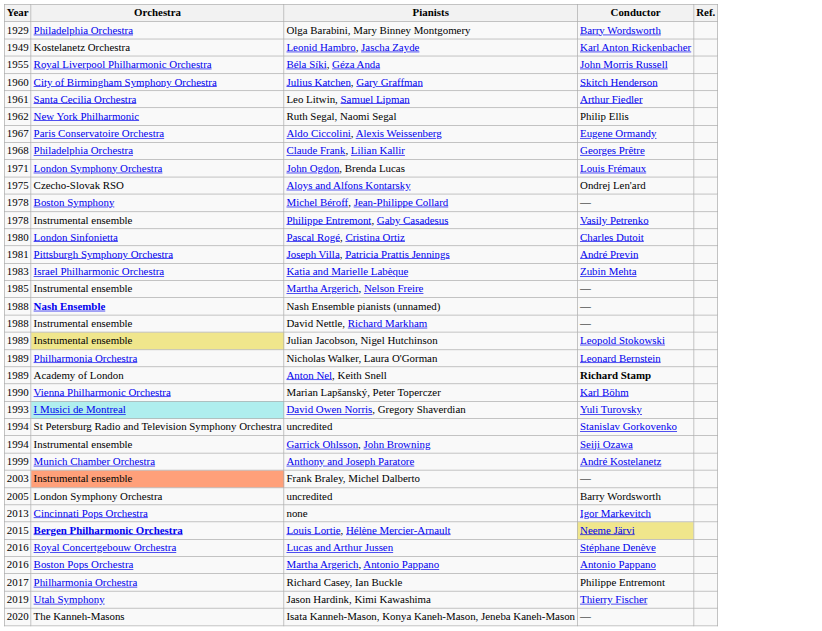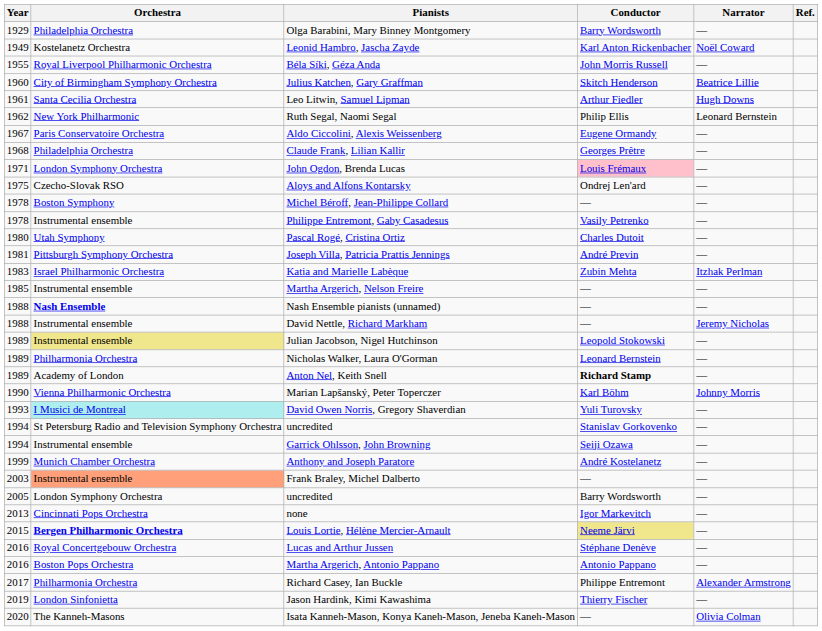+ column: (744, 13)
(613, 168) no background -> (613, 168) pink background
(76, 237) London Sinfonietta -> (69, 237) Utah Symphony
(69, 599) Utah Symphony -> (76, 599) London Sinfonietta
